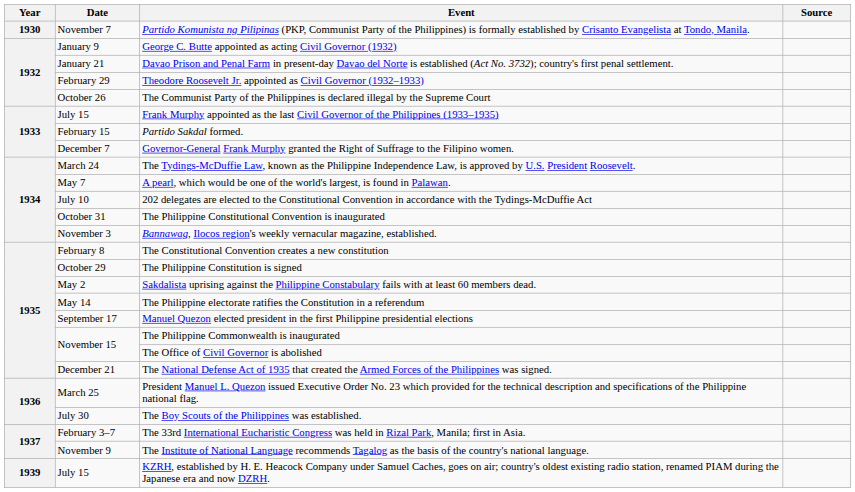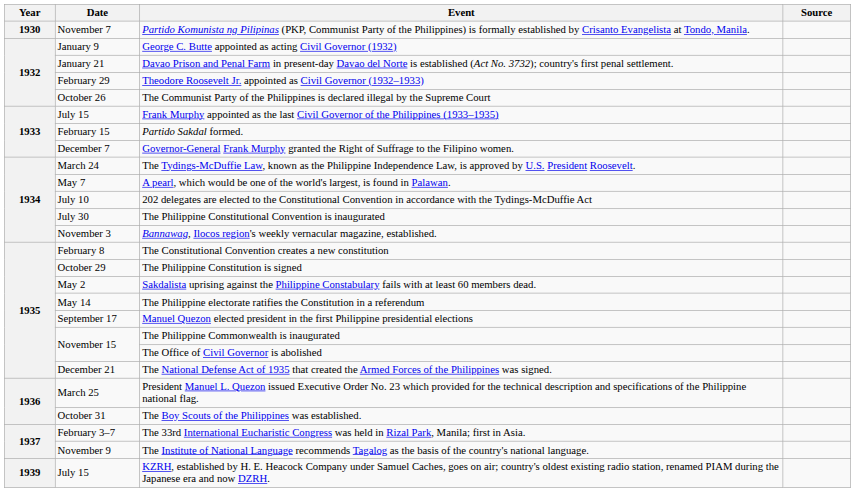(82, 217) October 31 -> (73, 217) July 30
(73, 416) July 30 -> (82, 416) October 31
